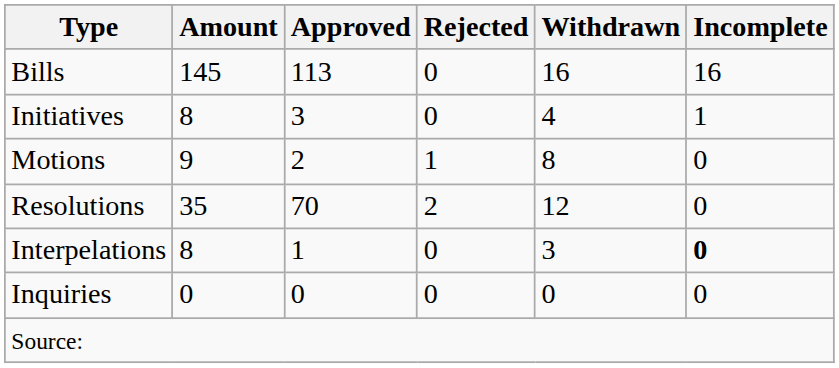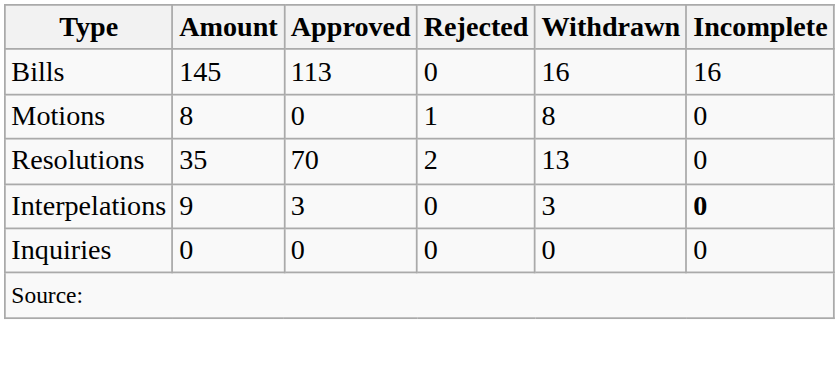- row: (68, 116)
(186, 160) 9 -> (186, 116) 8
(298, 160) 2 -> (298, 116) 0
(556, 205) 12 -> (556, 160) 13
(186, 250) 8 -> (186, 205) 9
(298, 250) 1 -> (298, 205) 3
